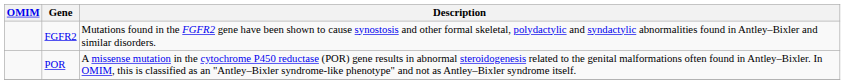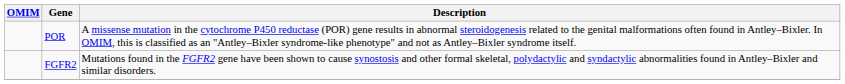rows swapped: (61, 36) <-> (55, 65)
